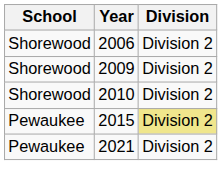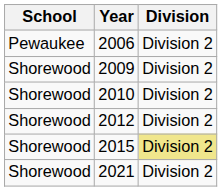(50, 43) Shorewood -> (46, 43) Pewaukee
+ row: (117, 120)
(46, 120) Pewaukee -> (50, 146) Shorewood
(46, 146) Pewaukee -> (50, 172) Shorewood
